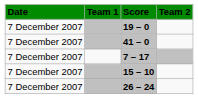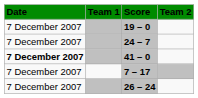+ row: (137, 42)
(45, 42) normal -> (45, 57) bold
- row: (139, 71)
